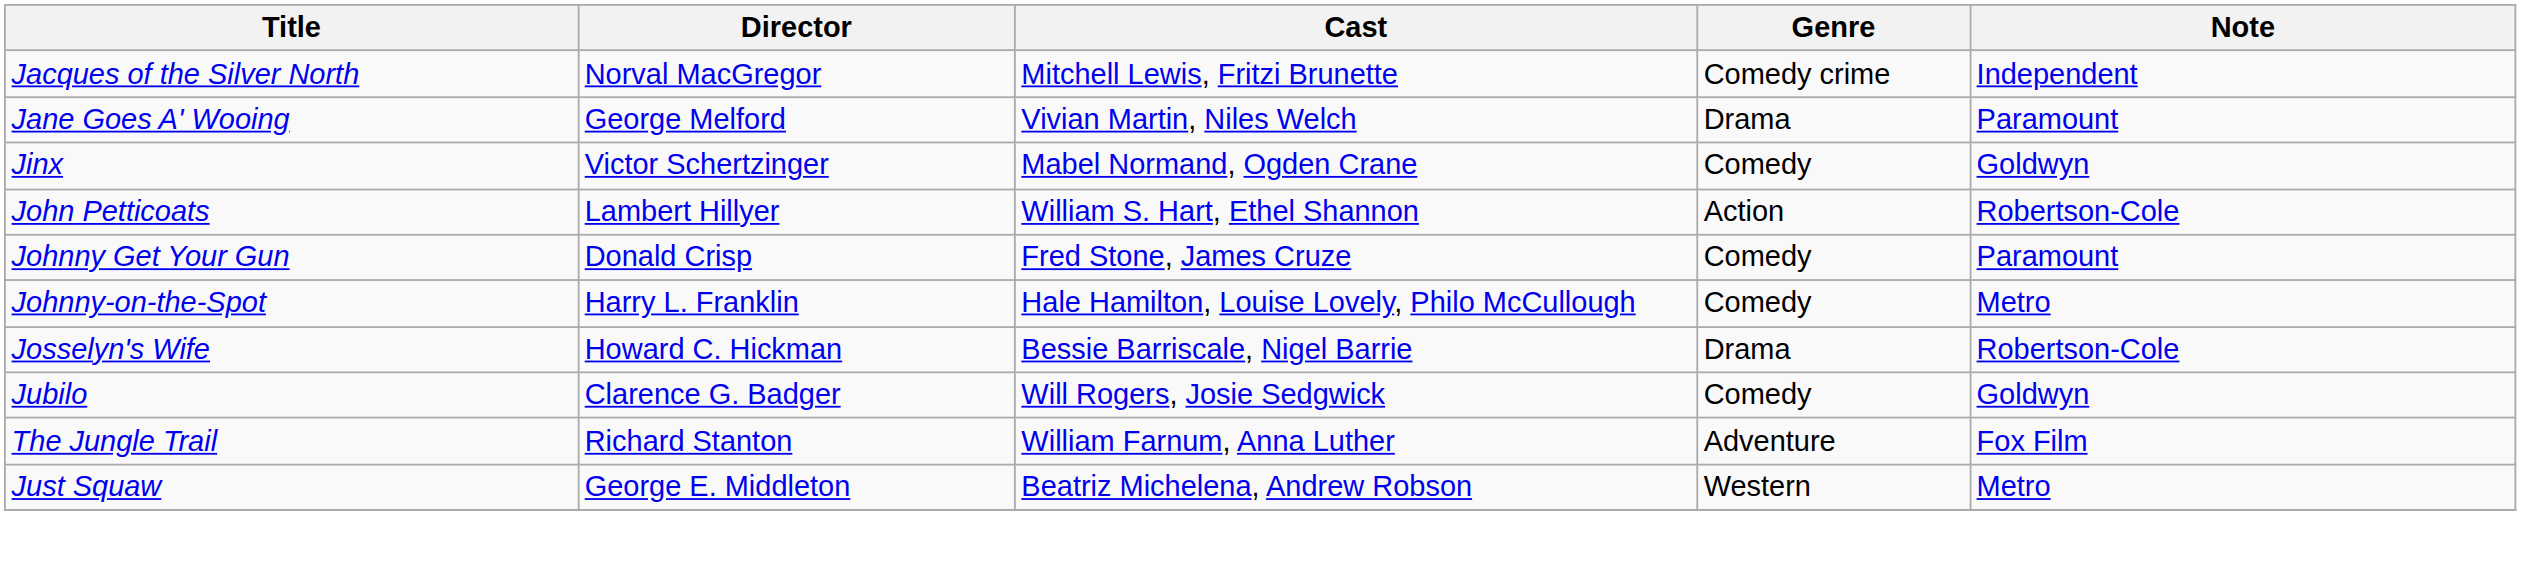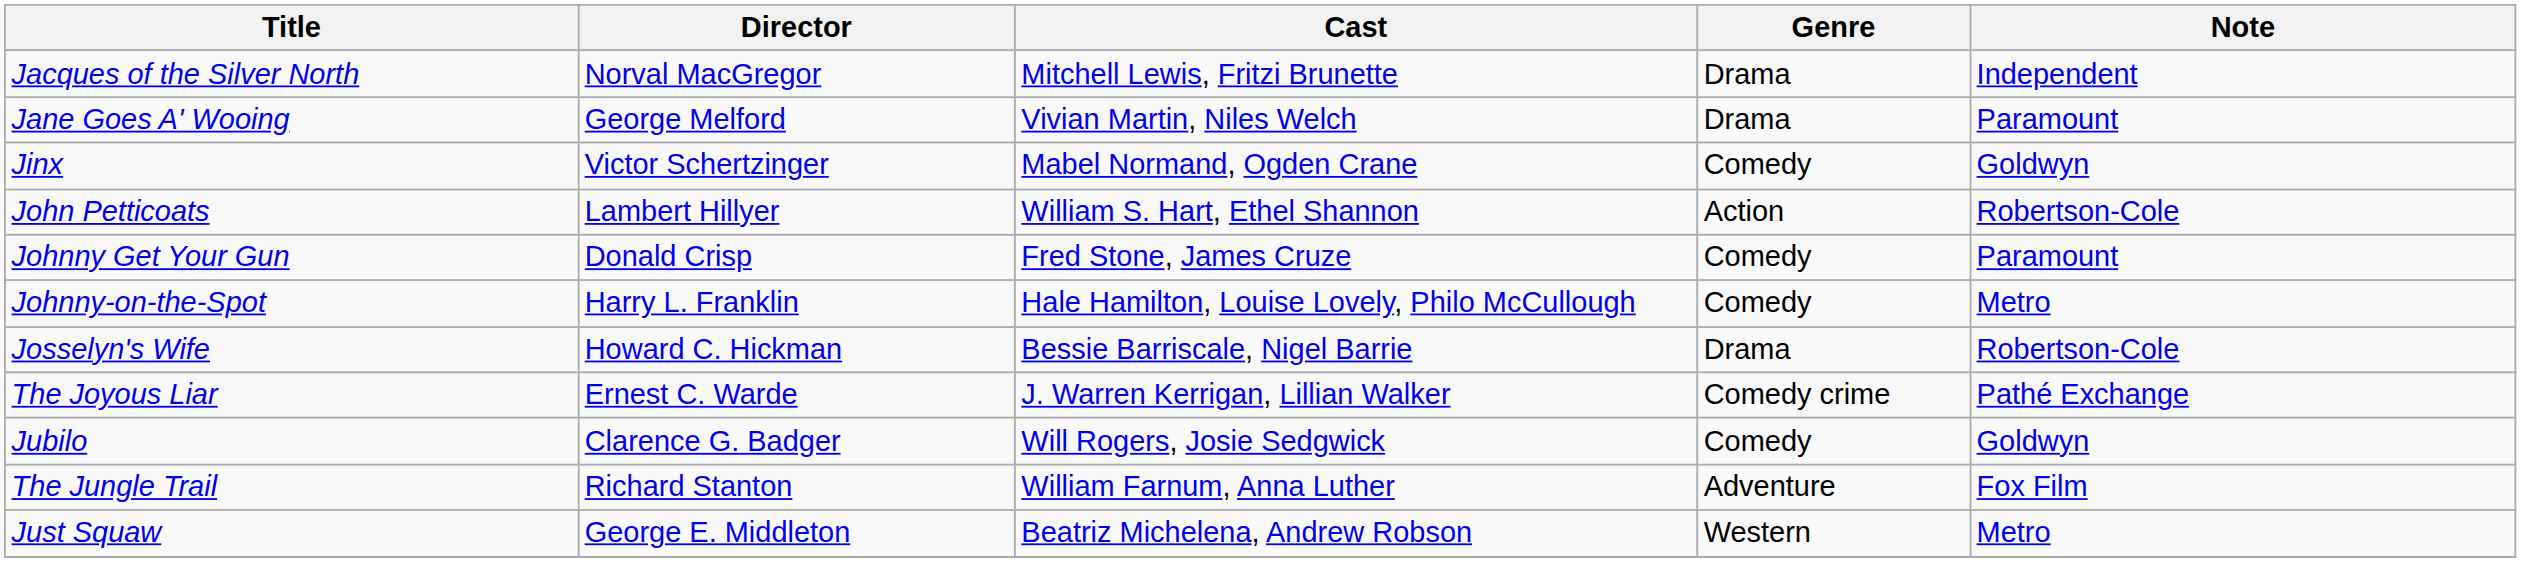(1797, 73) Comedy crime -> (1747, 73) Drama
+ row: (115, 394)
